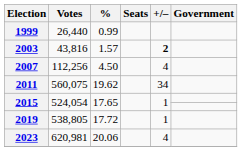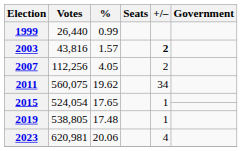(108, 66) 4.50 -> (108, 66) 4.05
(166, 66) 4 -> (166, 66) 2
(105, 119) 17.72 -> (105, 119) 17.48
